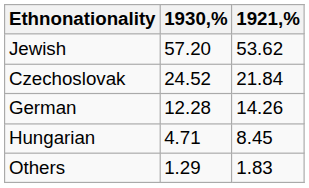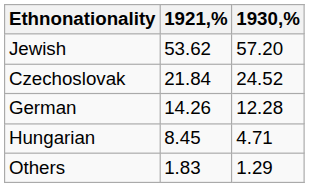columns swapped: (268, 19) <-> (196, 19)
